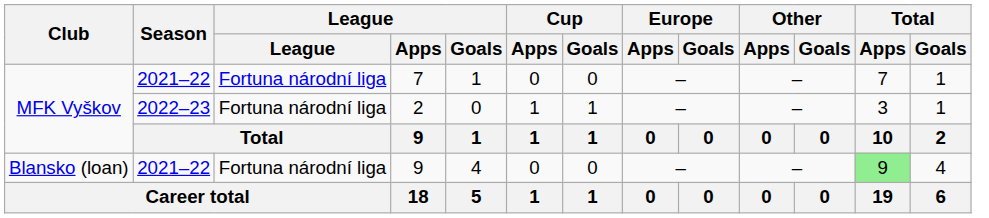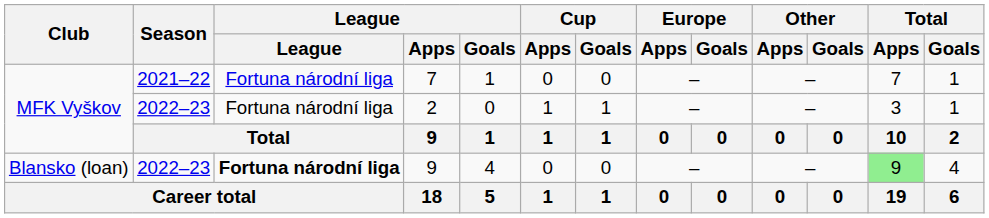(174, 167) 2021–22 -> (174, 167) 2022–23
(302, 167) normal -> (309, 167) bold
